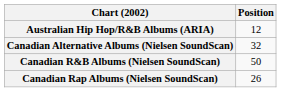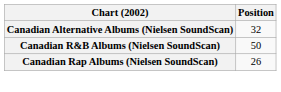- row: (120, 29)
